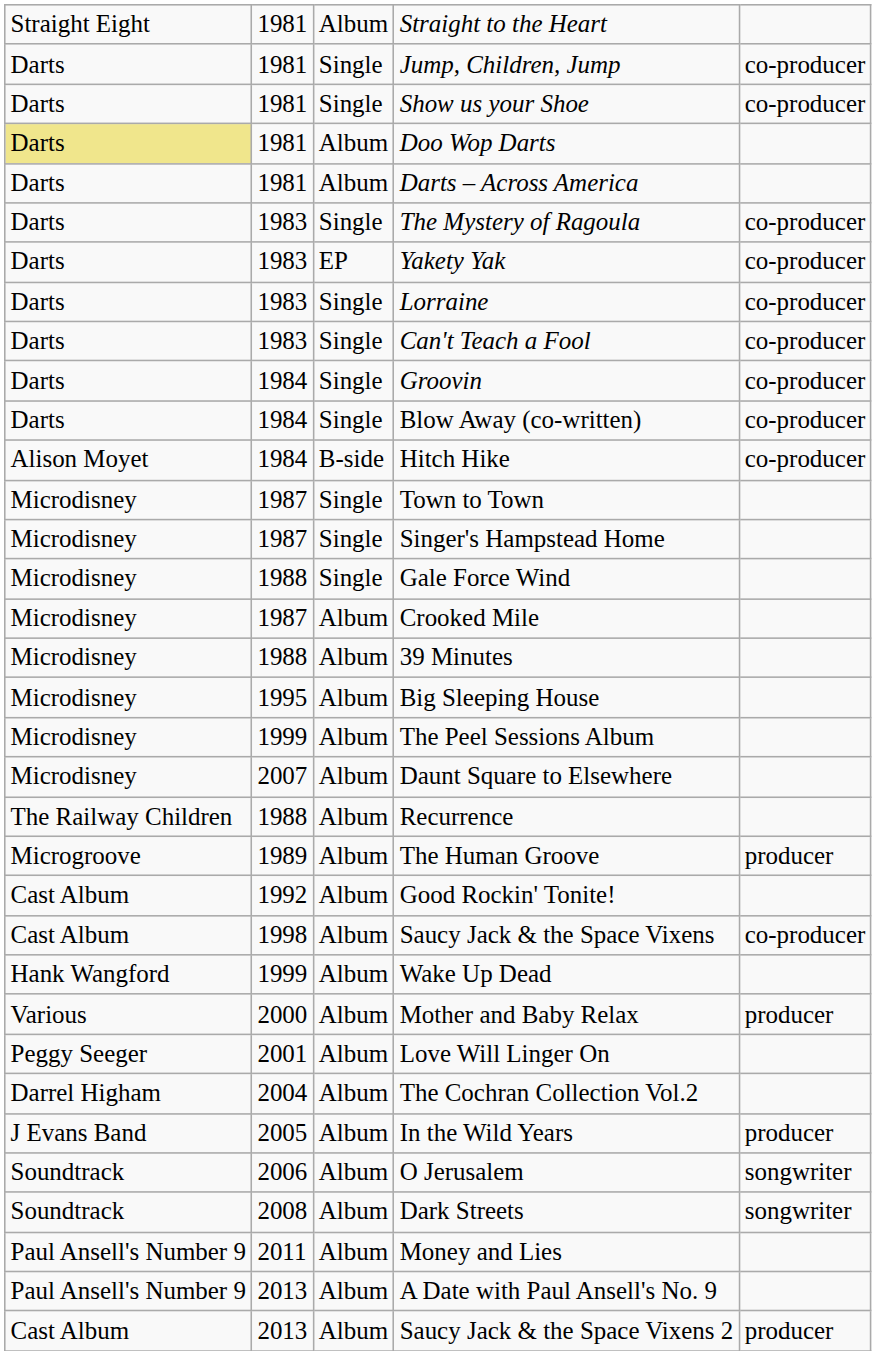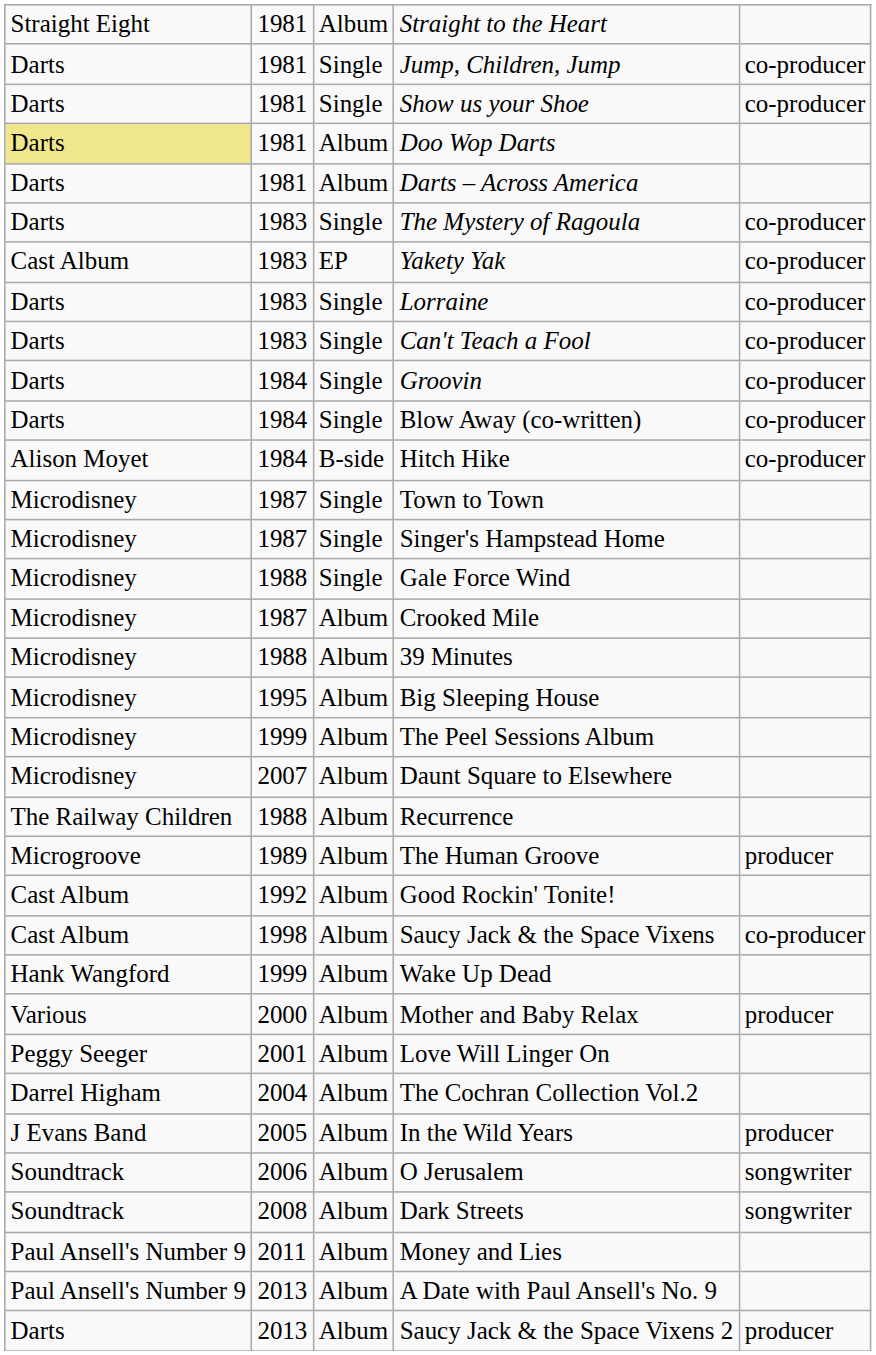(38, 261) Darts -> (70, 261) Cast Album
(70, 1330) Cast Album -> (38, 1330) Darts
